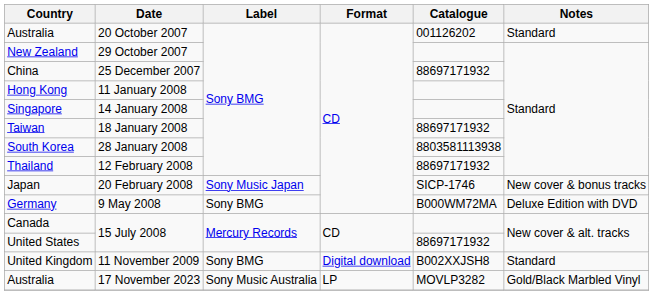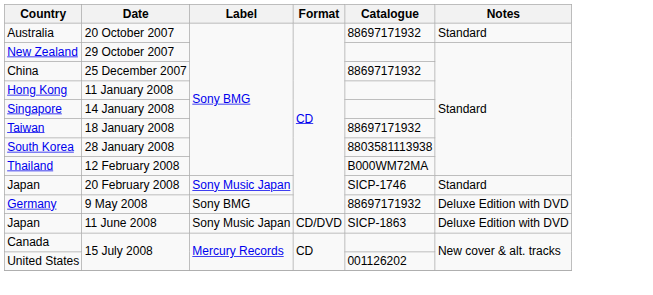(446, 33) 001126202 -> (384, 33) 88697171932
(453, 166) 88697171932 -> (388, 166) B000WM72MA
(576, 185) New cover & bonus tracks -> (462, 185) Standard
(457, 204) B000WM72MA -> (384, 204) 88697171932
+ row: (23, 223)
(453, 242) 88697171932 -> (377, 261) 001126202
- row: (50, 261)
- row: (30, 280)
